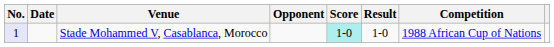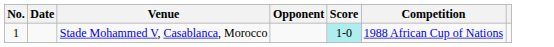- column: (380, 14)
(16, 33) lavender background -> (16, 33) no background
